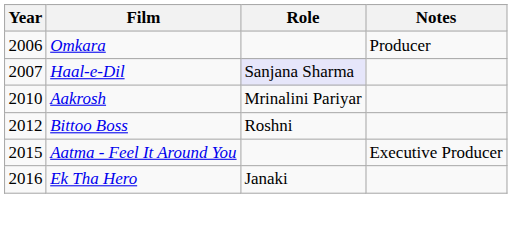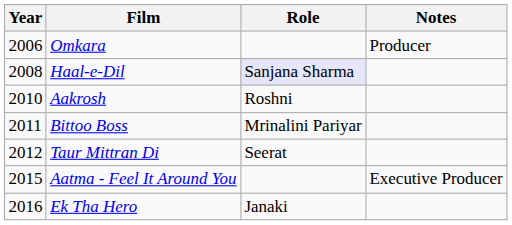(25, 71) 2007 -> (25, 71) 2008
(303, 98) Mrinalini Pariyar -> (268, 98) Roshni
(25, 125) 2012 -> (25, 125) 2011
(268, 125) Roshni -> (303, 125) Mrinalini Pariyar
+ row: (105, 152)
